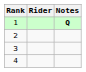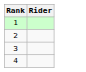- column: (68, 11)
